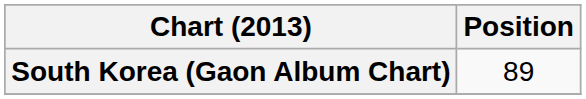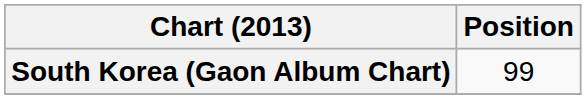(519, 71) 89 -> (519, 71) 99
